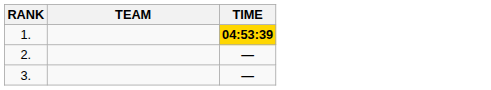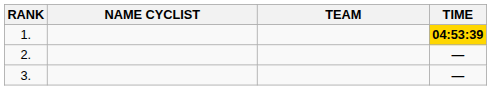+ column: (152, 15)
